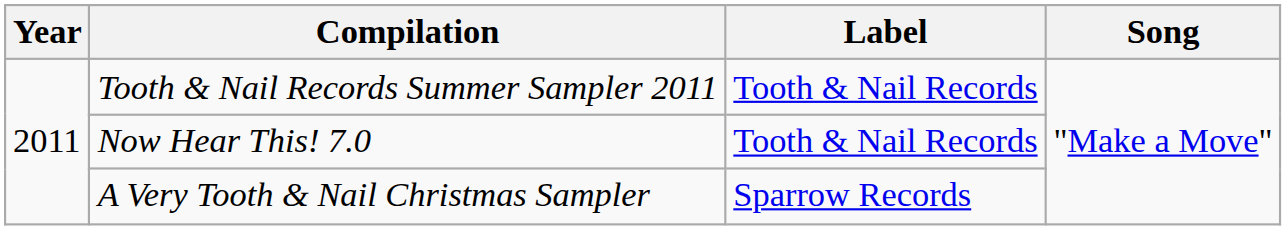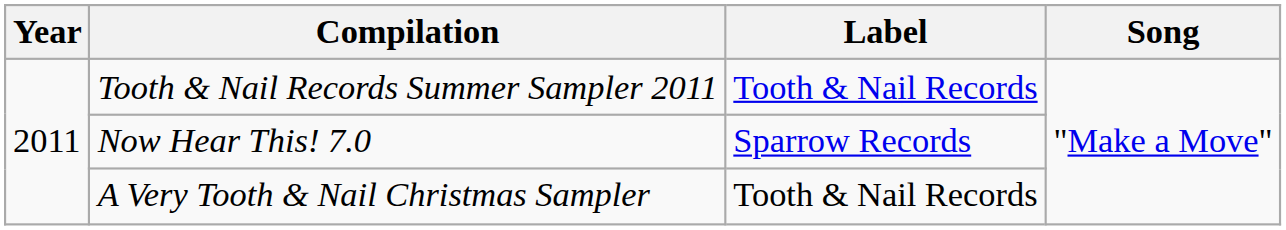(885, 140) Tooth & Nail Records -> (852, 140) Sparrow Records
(852, 195) Sparrow Records -> (885, 195) Tooth & Nail Records
